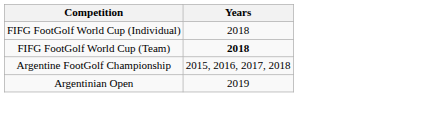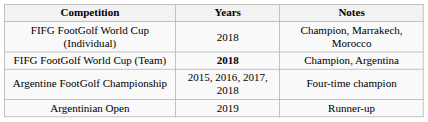+ column: (352, 13)
